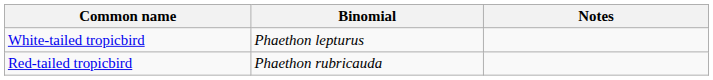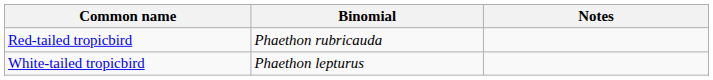rows swapped: (76, 39) <-> (70, 63)
